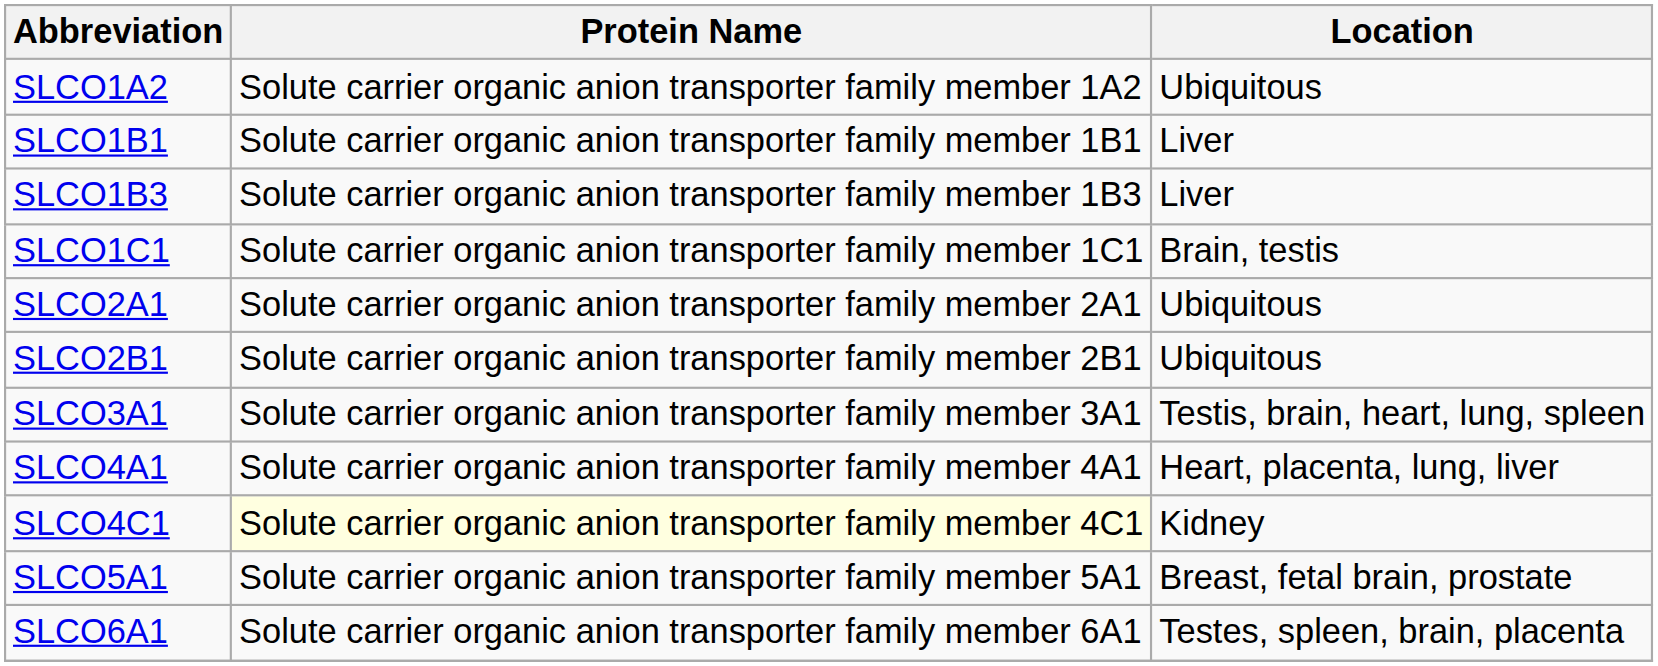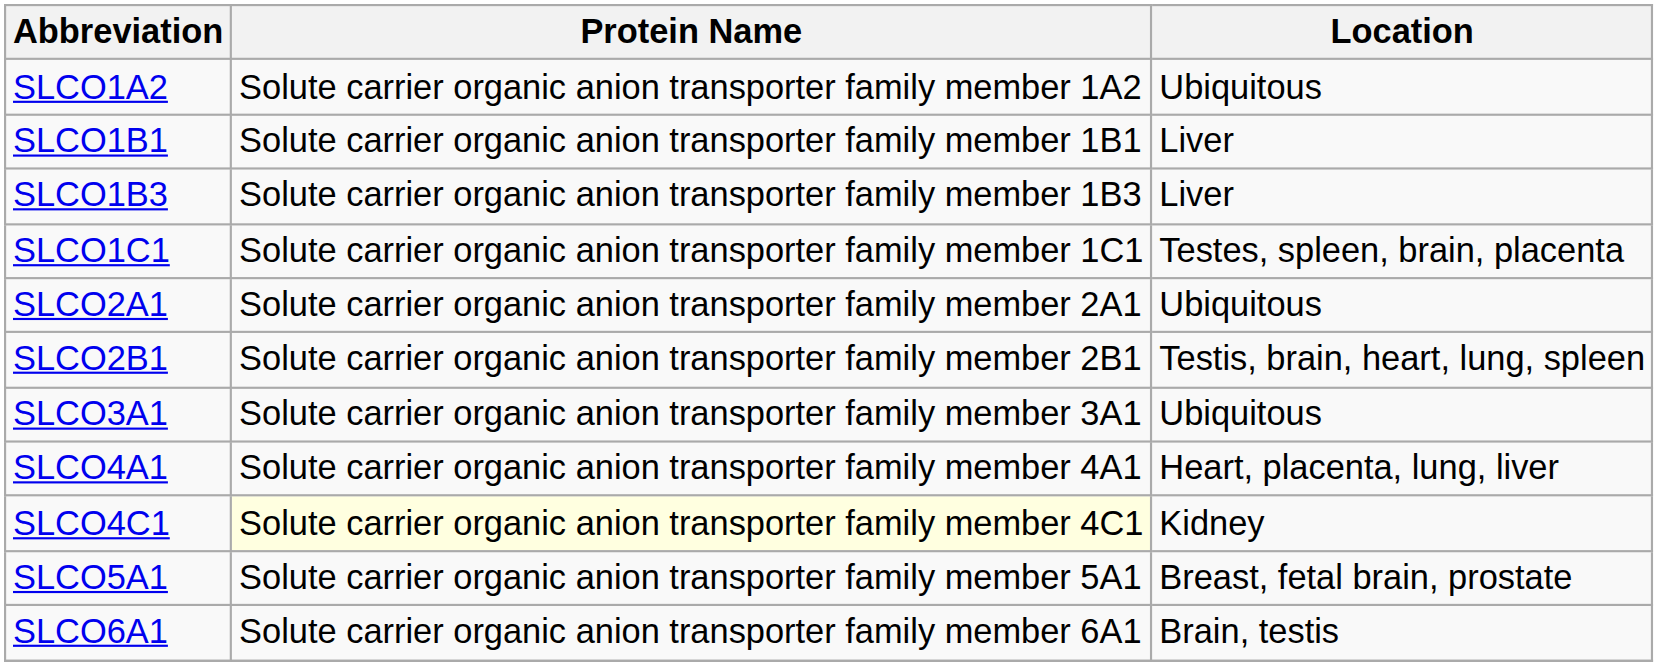(1249, 250) Brain, testis -> (1392, 250) Testes, spleen, brain, placenta
(1241, 359) Ubiquitous -> (1402, 359) Testis, brain, heart, lung, spleen
(1402, 413) Testis, brain, heart, lung, spleen -> (1241, 413) Ubiquitous
(1392, 631) Testes, spleen, brain, placenta -> (1249, 631) Brain, testis
